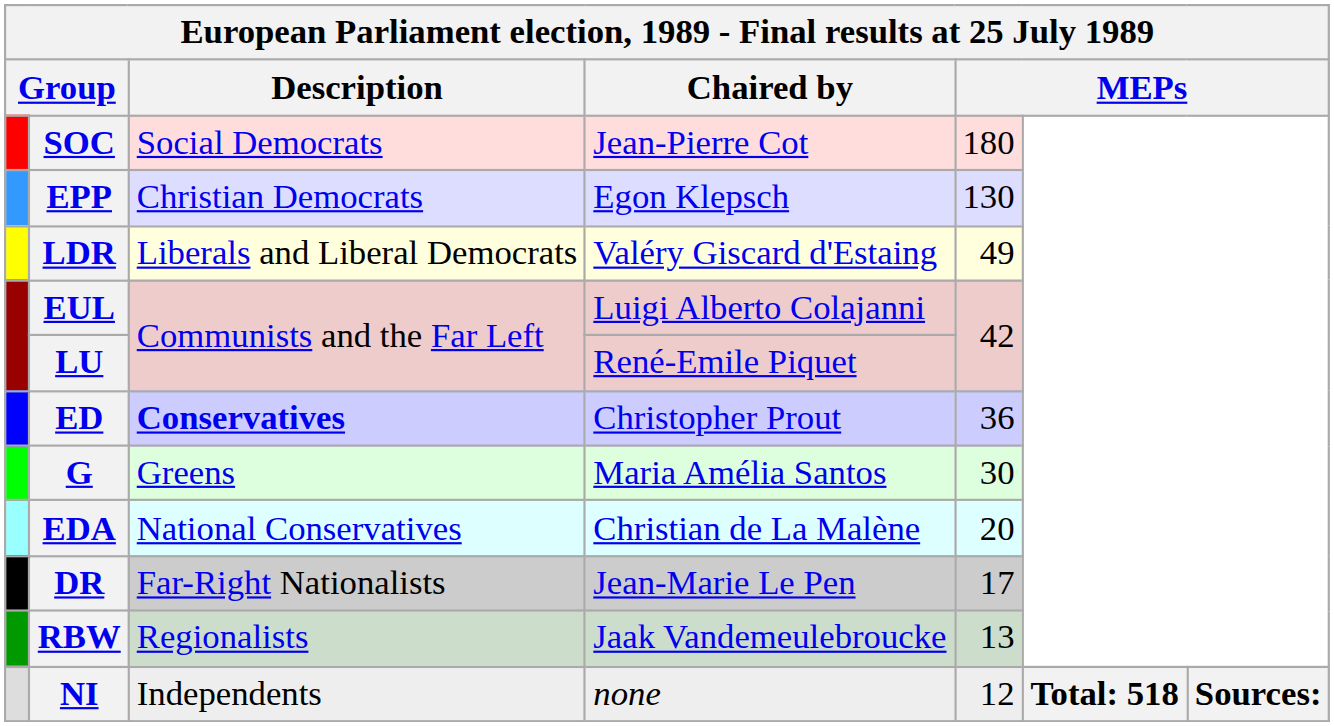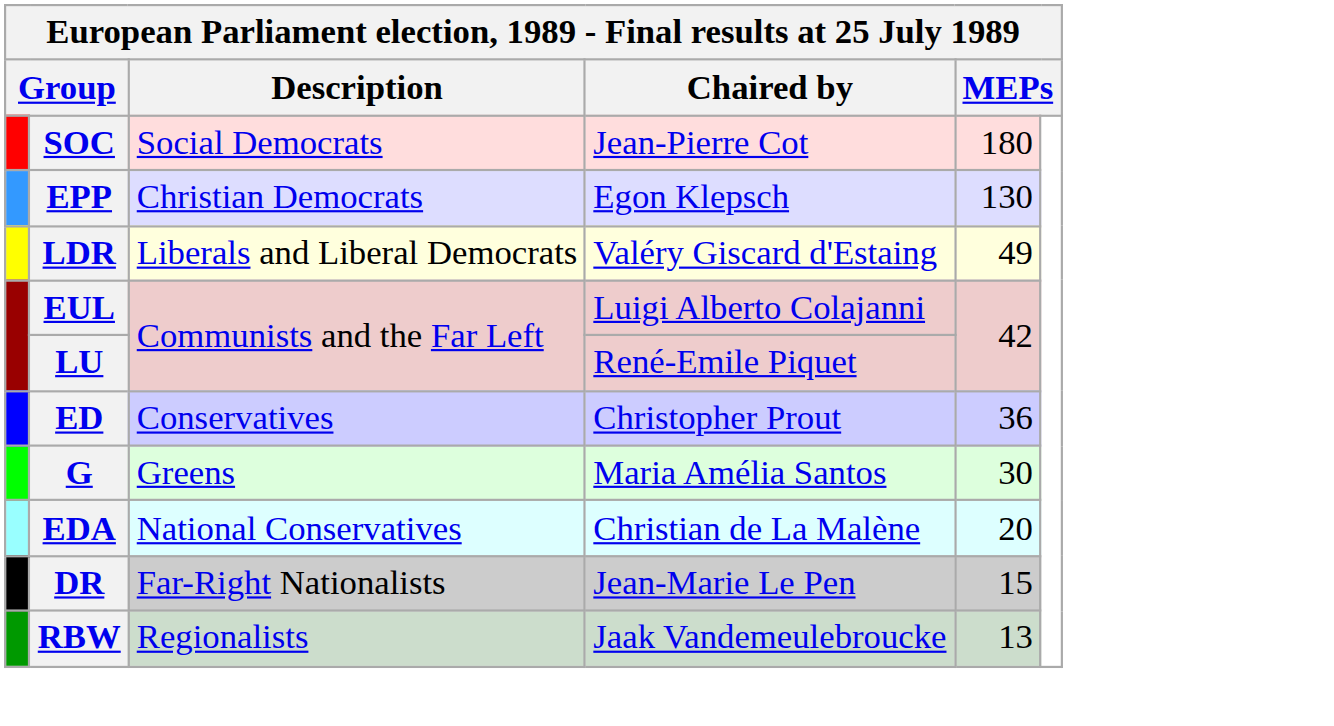(241, 417) bold -> (235, 417) normal
(997, 582) 17 -> (1015, 582) 15
- row: (79, 692)
